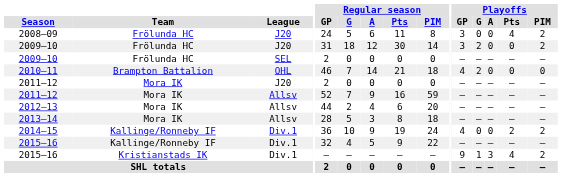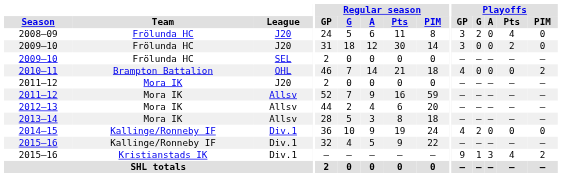(479, 34) 0 -> (479, 34) 2
(542, 34) 2 -> (542, 34) 0
(479, 46) 2 -> (479, 46) 0
(512, 46) 0 -> (512, 46) 2
(542, 46) 2 -> (542, 46) 0
(479, 70) 2 -> (479, 70) 0
(542, 70) 0 -> (542, 70) 2
(479, 131) 0 -> (479, 131) 2
(512, 131) 2 -> (512, 131) 0
(542, 131) 2 -> (542, 131) 0
